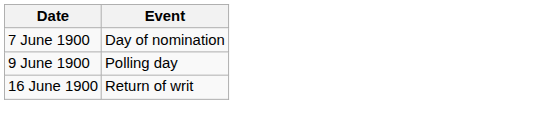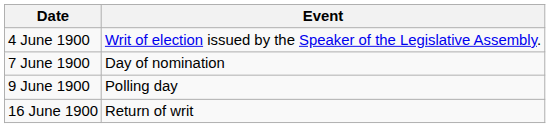+ row: (49, 39)
